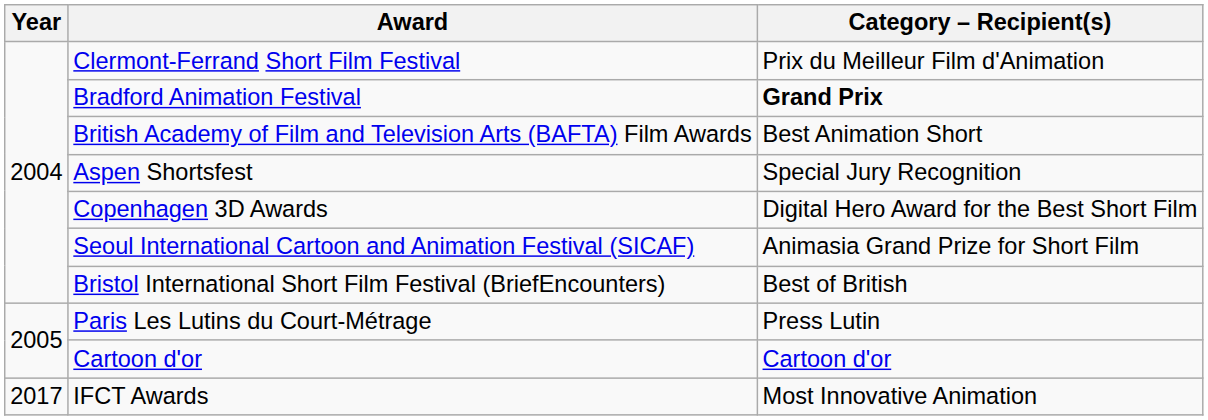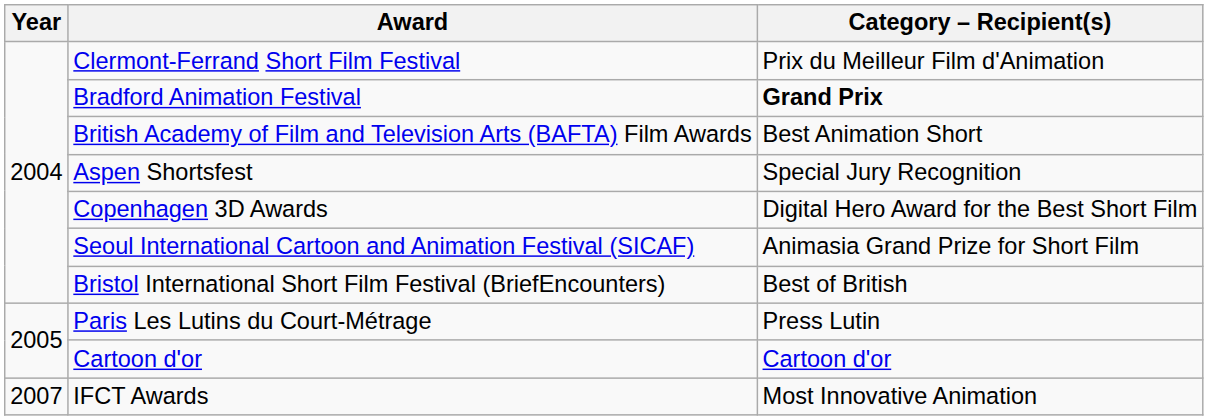(36, 396) 2017 -> (36, 396) 2007
